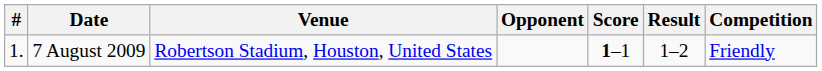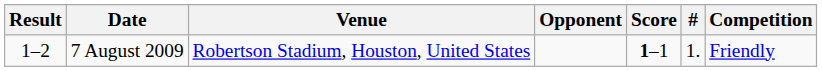columns swapped: (16, 19) <-> (674, 19)
